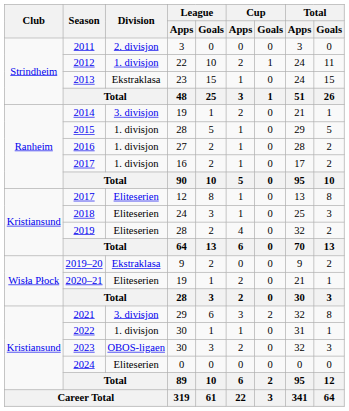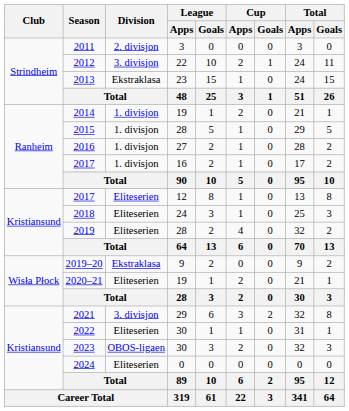(136, 63) 1. divisjon -> (136, 63) 3. divisjon
(136, 113) 3. divisjon -> (136, 113) 1. divisjon
(136, 331) 1. divisjon -> (136, 331) Eliteserien
